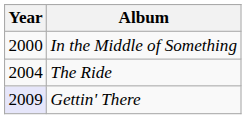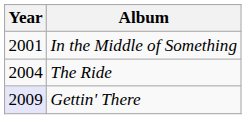(26, 45) 2000 -> (26, 45) 2001
